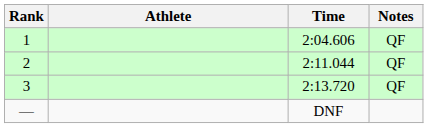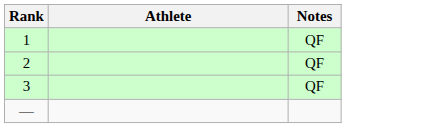- column: (329, 16)
